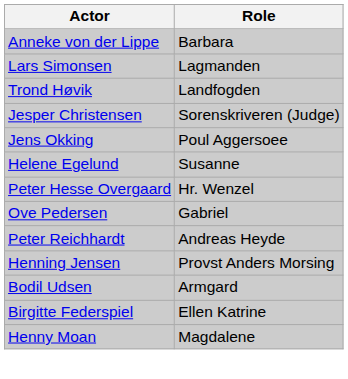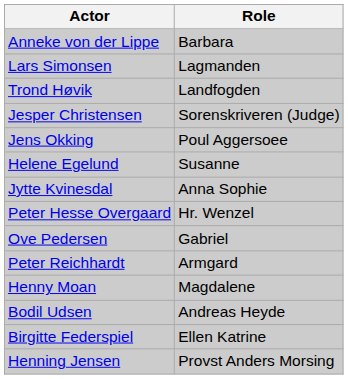+ row: (60, 189)
(232, 238) Andreas Heyde -> (208, 262) Armgard
rows swapped: (64, 262) <-> (52, 336)
(208, 287) Armgard -> (232, 312) Andreas Heyde
